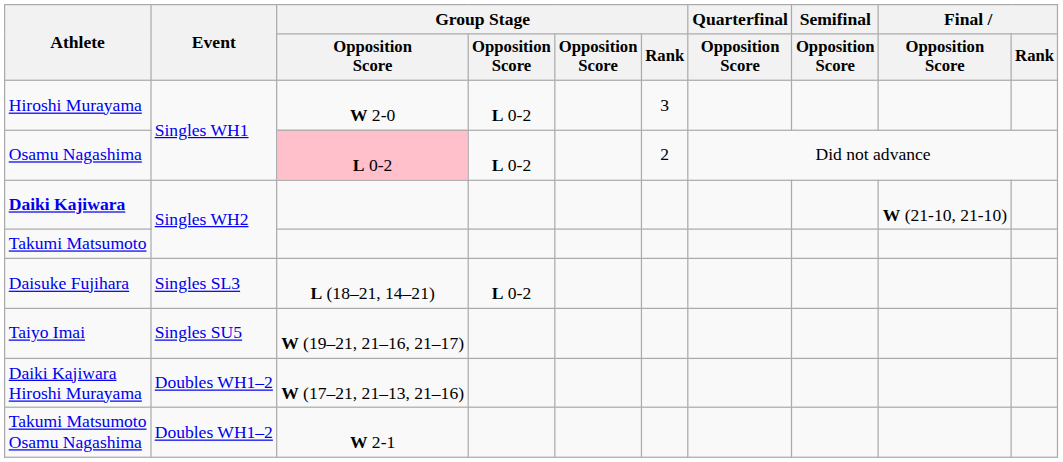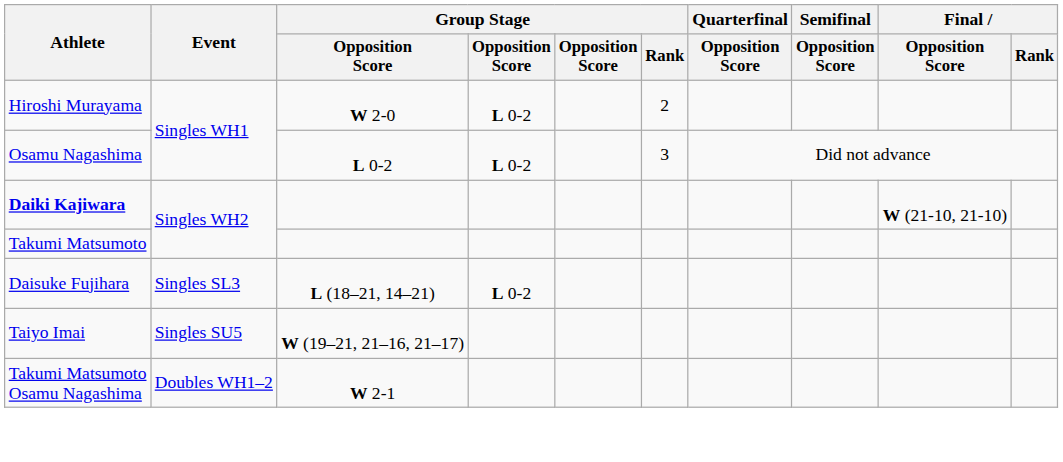(665, 105) 3 -> (665, 105) 2
(373, 165) pink background -> (373, 165) no background
(665, 155) 2 -> (665, 155) 3
- row: (75, 383)
